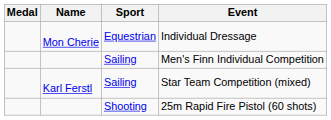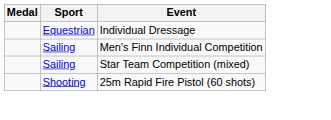- column: (71, 13)
